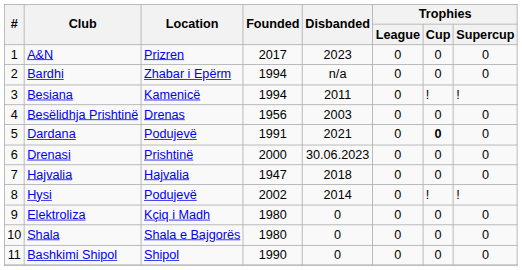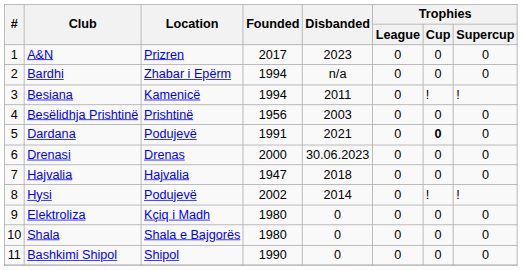(164, 114) Drenas -> (169, 114) Prishtinë
(169, 154) Prishtinë -> (164, 154) Drenas
